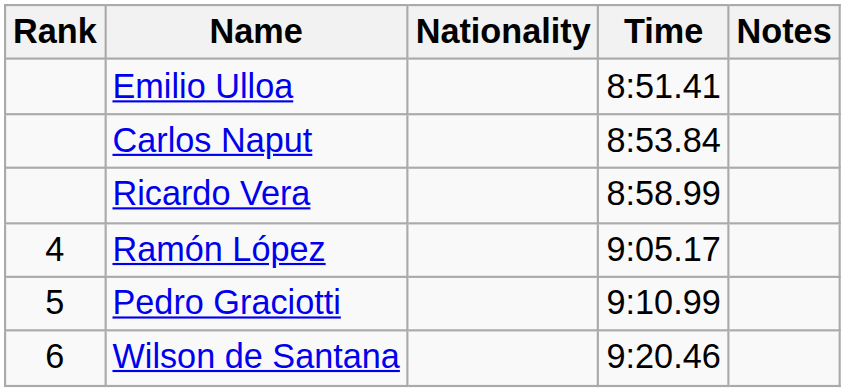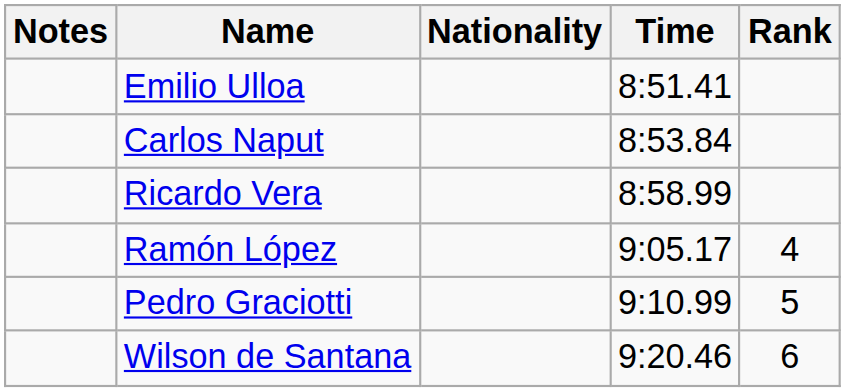columns swapped: (55, 31) <-> (784, 31)
